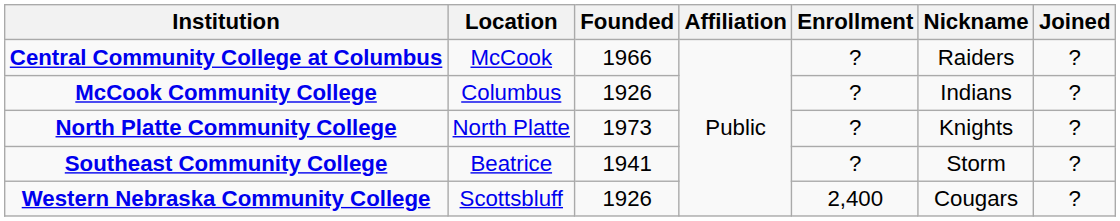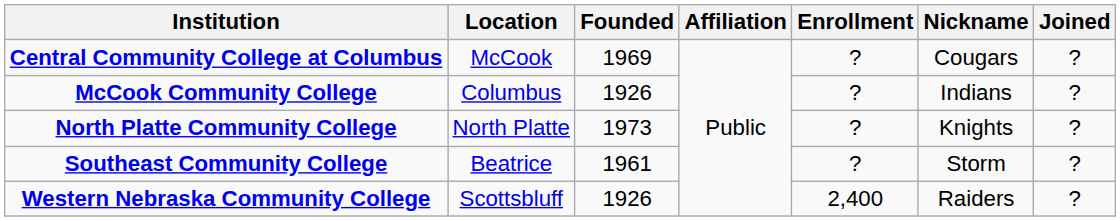(627, 57) 1966 -> (627, 57) 1969
(976, 57) Raiders -> (976, 57) Cougars
(627, 163) 1941 -> (627, 163) 1961
(976, 198) Cougars -> (976, 198) Raiders
